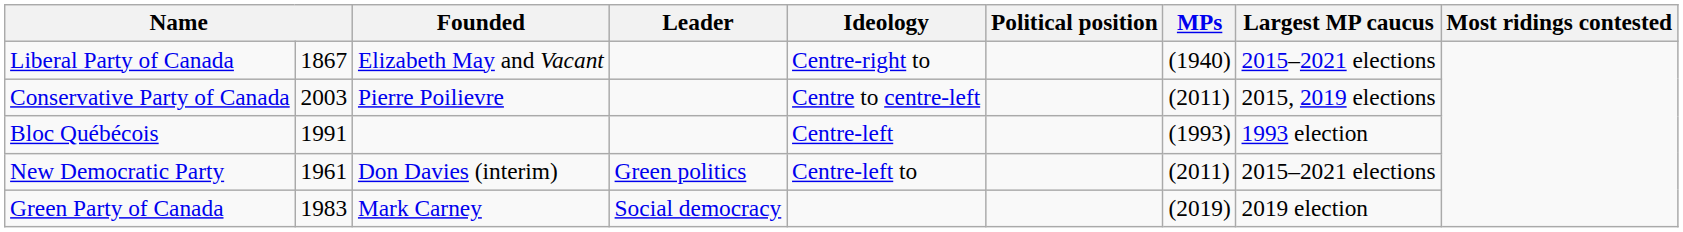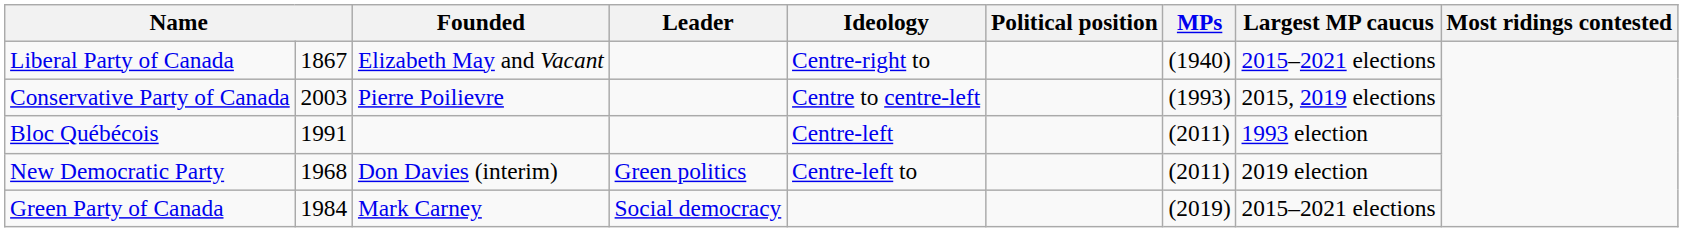(1199, 97) (2011) -> (1200, 97) (1993)
(1200, 134) (1993) -> (1199, 134) (2011)
(324, 171) 1961 -> (324, 171) 1968
(1339, 171) 2015–2021 elections -> (1305, 171) 2019 election
(324, 208) 1983 -> (324, 208) 1984
(1305, 208) 2019 election -> (1339, 208) 2015–2021 elections
